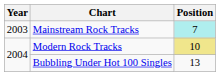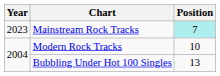(17, 29) 2003 -> (17, 29) 2023
(195, 46) khaki background -> (195, 46) no background
